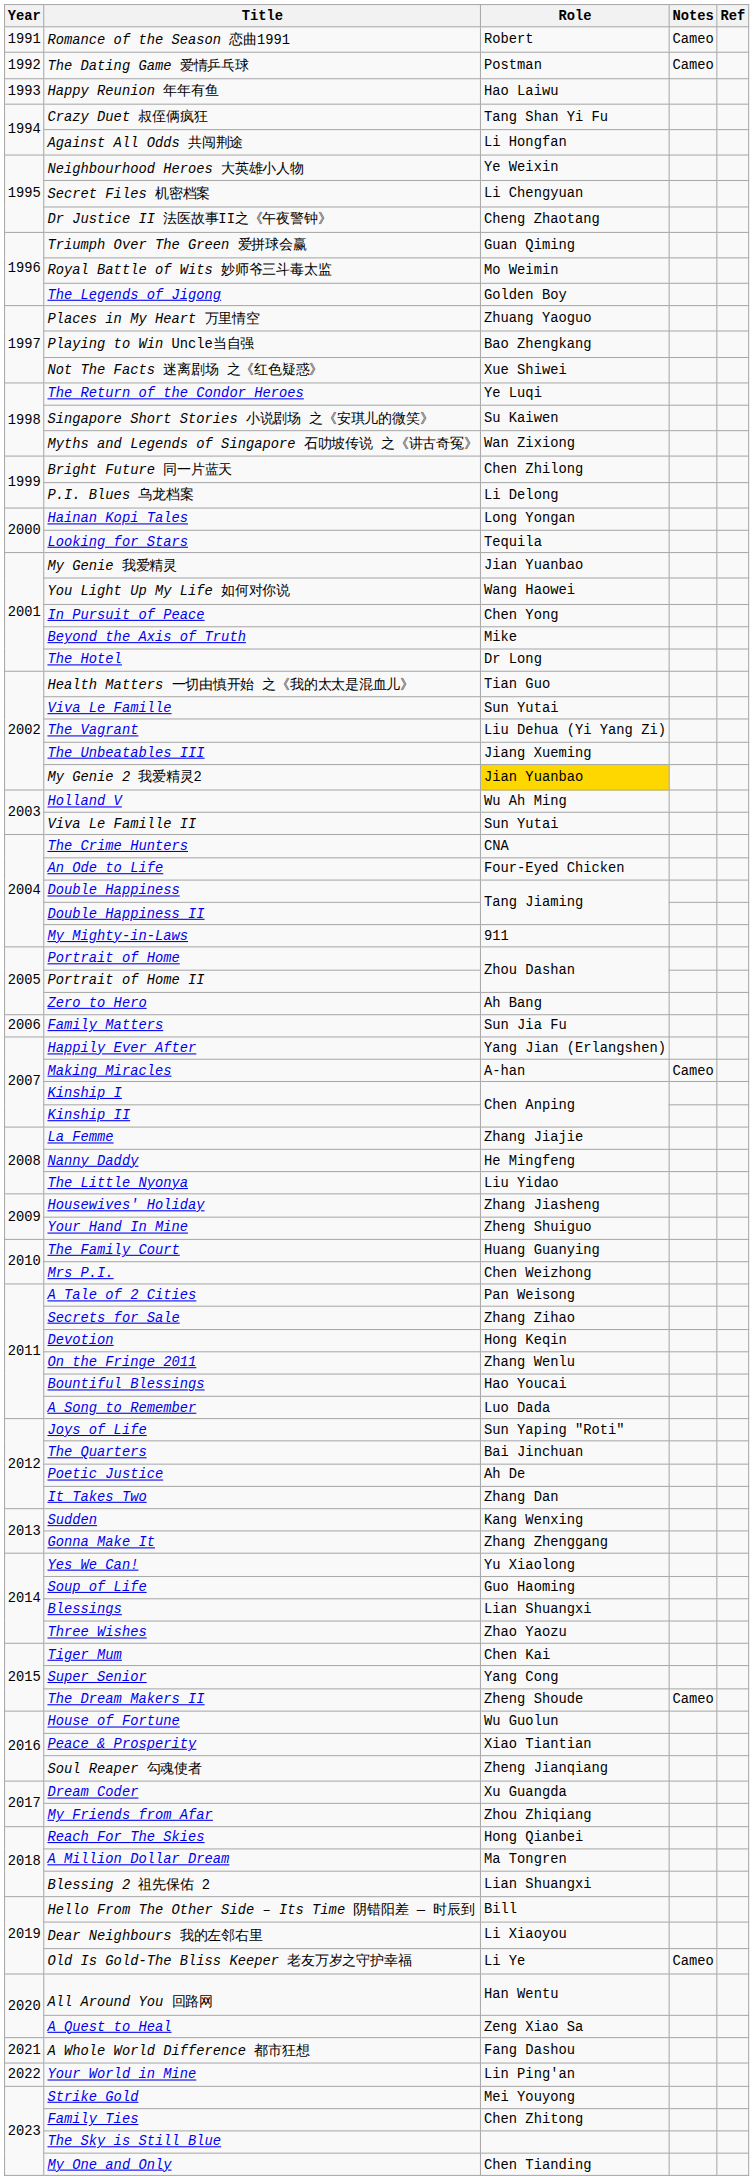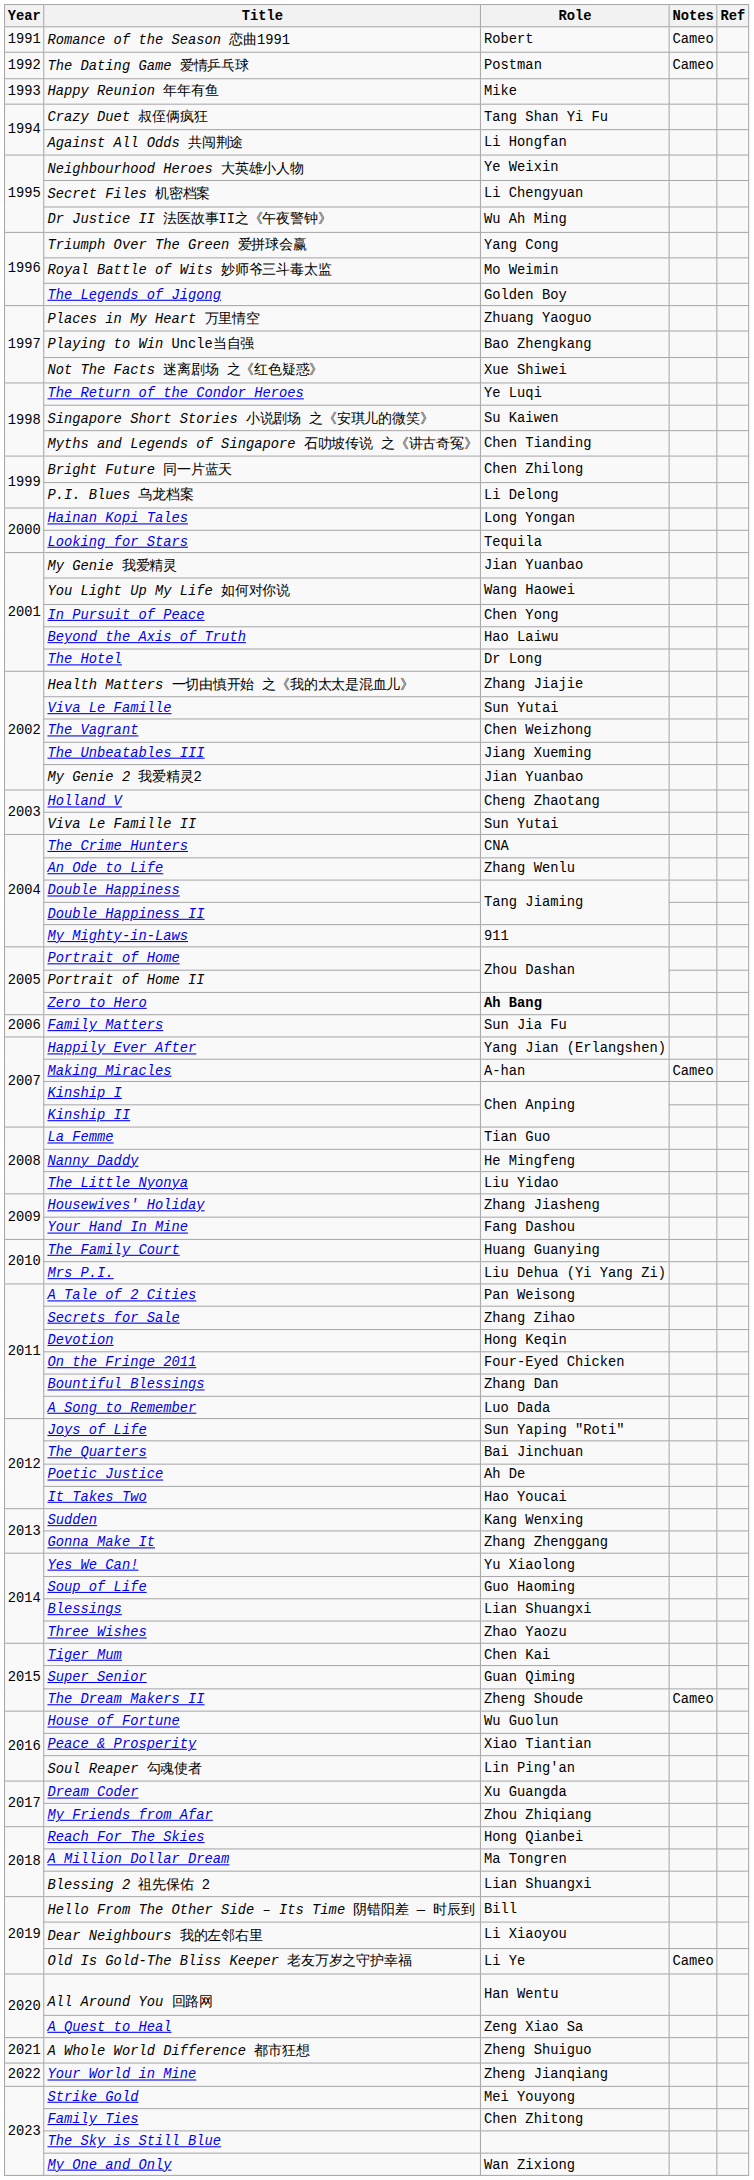(521, 91) Hao Laiwu -> (501, 91) Mike
(542, 219) Cheng Zhaotang -> (525, 219) Wu Ah Ming
(530, 245) Guan Qiming -> (521, 245) Yang Cong
(530, 444) Wan Zixiong -> (538, 444) Chen Tianding
(501, 638) Mike -> (521, 638) Hao Laiwu
(517, 684) Tian Guo -> (534, 684) Zhang Jiajie
(575, 731) Liu Dehua (Yi Yang Zi) -> (538, 731) Chen Weizhong
(534, 777) gold background -> (534, 777) no background
(525, 801) Wu Ah Ming -> (542, 801) Cheng Zhaotang
(554, 869) Four-Eyed Chicken -> (530, 869) Zhang Wenlu
(513, 1003) normal -> (513, 1003) bold
(534, 1138) Zhang Jiajie -> (517, 1138) Tian Guo
(538, 1228) Zheng Shuiguo -> (530, 1228) Fang Dashou
(538, 1273) Chen Weizhong -> (575, 1273) Liu Dehua (Yi Yang Zi)
(530, 1363) Zhang Wenlu -> (554, 1363) Four-Eyed Chicken
(525, 1385) Hao Youcai -> (521, 1385) Zhang Dan
(521, 1497) Zhang Dan -> (525, 1497) Hao Youcai
(521, 1677) Yang Cong -> (530, 1677) Guan Qiming
(546, 1769) Zheng Jianqiang -> (530, 1769) Lin Ping'an
(530, 2051) Fang Dashou -> (538, 2051) Zheng Shuiguo
(530, 2075) Lin Ping'an -> (546, 2075) Zheng Jianqiang
(538, 2164) Chen Tianding -> (530, 2164) Wan Zixiong
